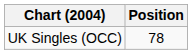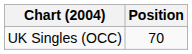(156, 37) 78 -> (156, 37) 70
